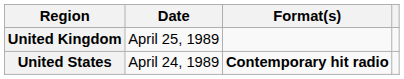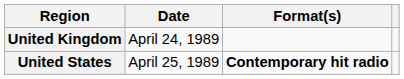(174, 39) April 25, 1989 -> (174, 39) April 24, 1989
(174, 62) April 24, 1989 -> (174, 62) April 25, 1989
